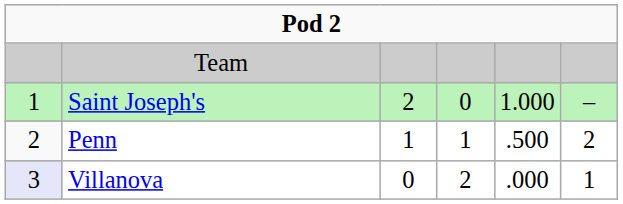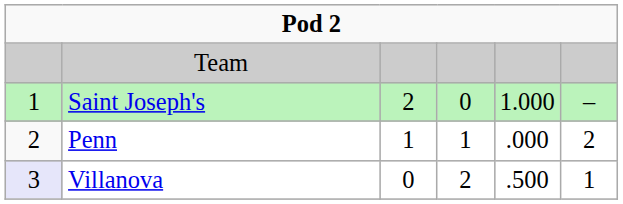(527, 140) .500 -> (527, 140) .000
(527, 179) .000 -> (527, 179) .500
